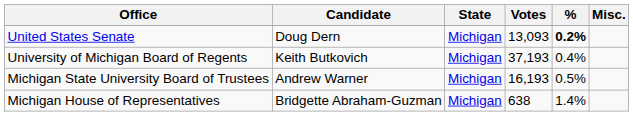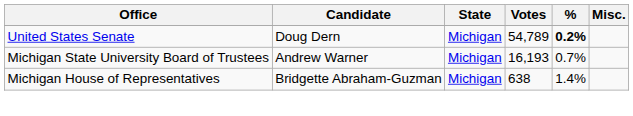(528, 36) 13,093 -> (528, 36) 54,789
- row: (127, 57)
(571, 79) 0.5% -> (571, 57) 0.7%
